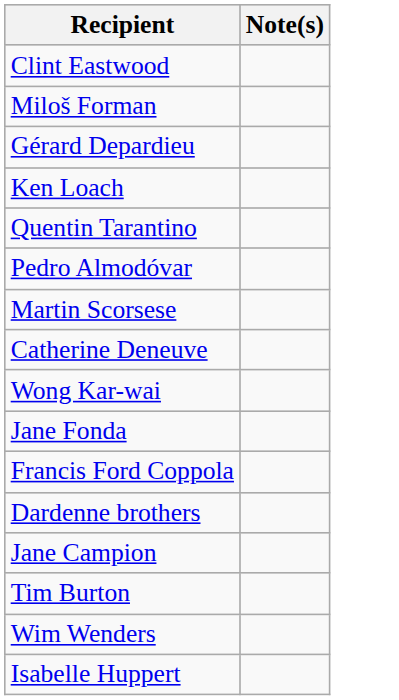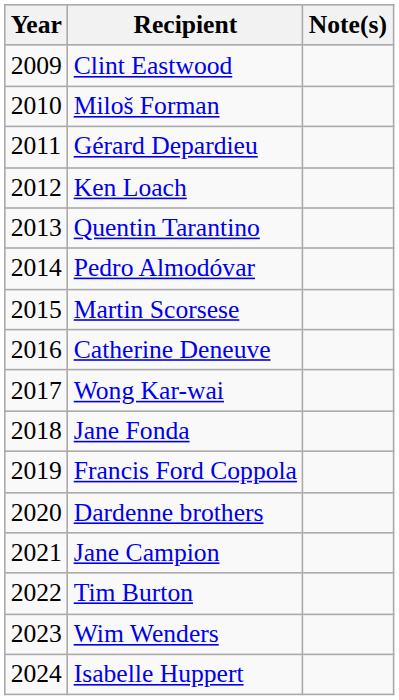+ column: (36, 24)
